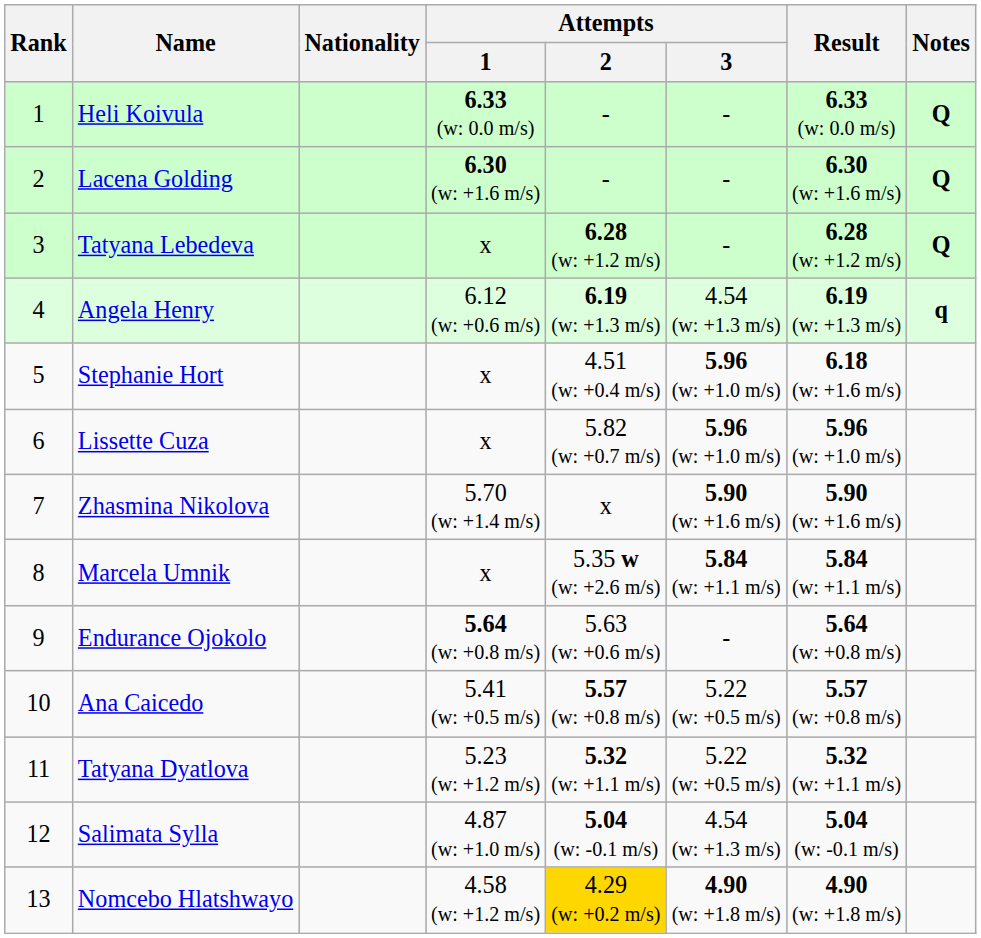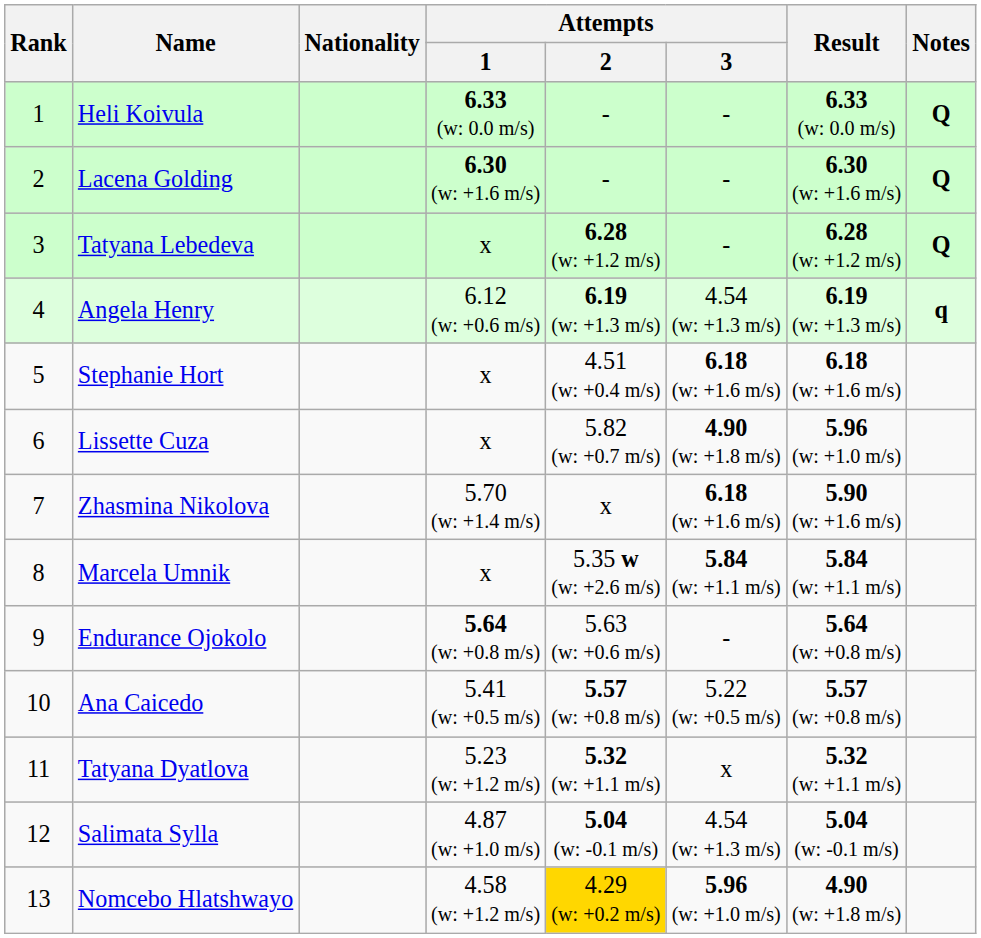(726, 375) 5.96 (w: +1.0 m/s) -> (726, 375) 6.18 (w: +1.6 m/s)
(726, 441) 5.96 (w: +1.0 m/s) -> (726, 441) 4.90 (w: +1.8 m/s)
(726, 506) 5.90 (w: +1.6 m/s) -> (726, 506) 6.18 (w: +1.6 m/s)
(726, 768) 5.22 (w: +0.5 m/s) -> (726, 768) x
(726, 899) 4.90 (w: +1.8 m/s) -> (726, 899) 5.96 (w: +1.0 m/s)
